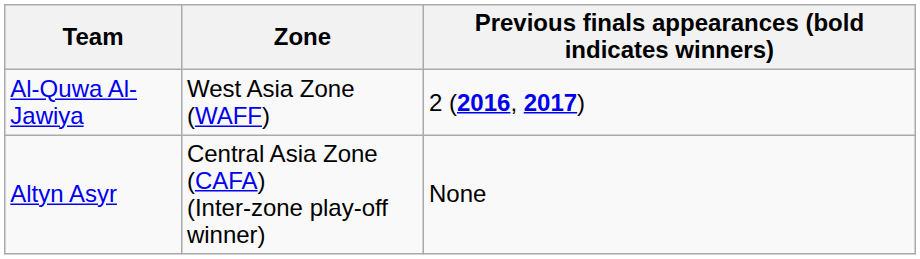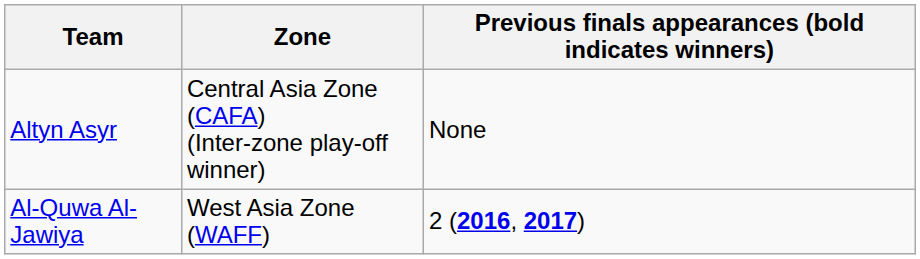rows swapped: (74, 102) <-> (64, 194)
